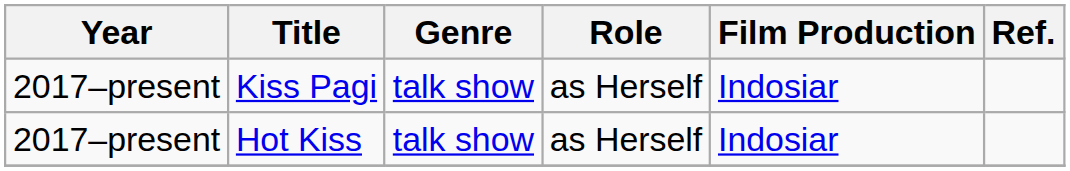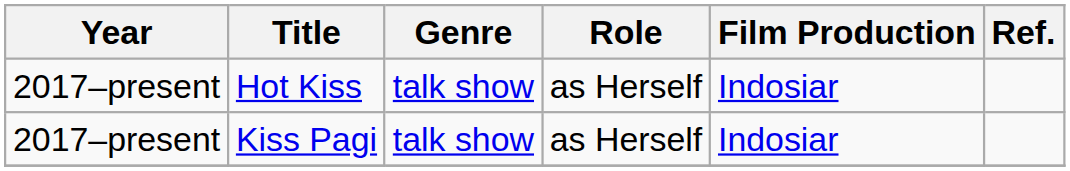rows swapped: (299, 139) <-> (306, 86)
